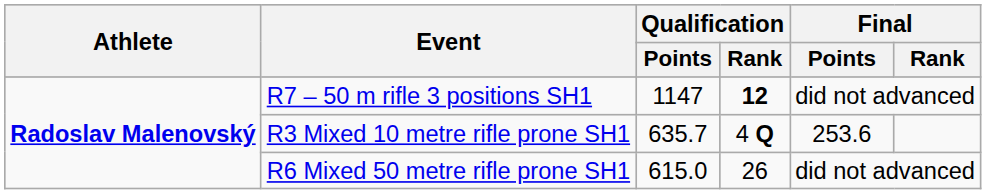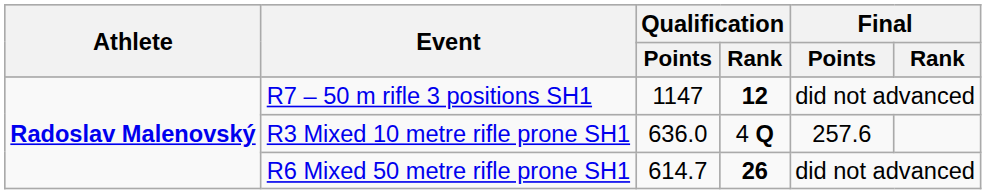(678, 134) 635.7 -> (678, 134) 636.0
(842, 134) 253.6 -> (842, 134) 257.6
(678, 171) 615.0 -> (678, 171) 614.7
(755, 171) normal -> (755, 171) bold
